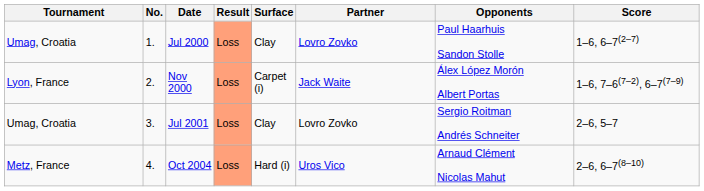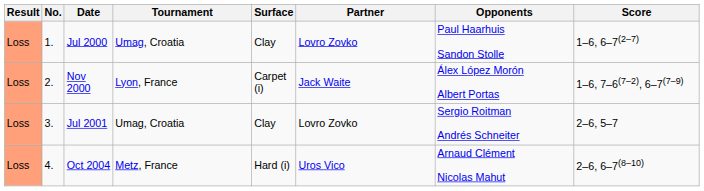columns swapped: (233, 13) <-> (74, 13)
